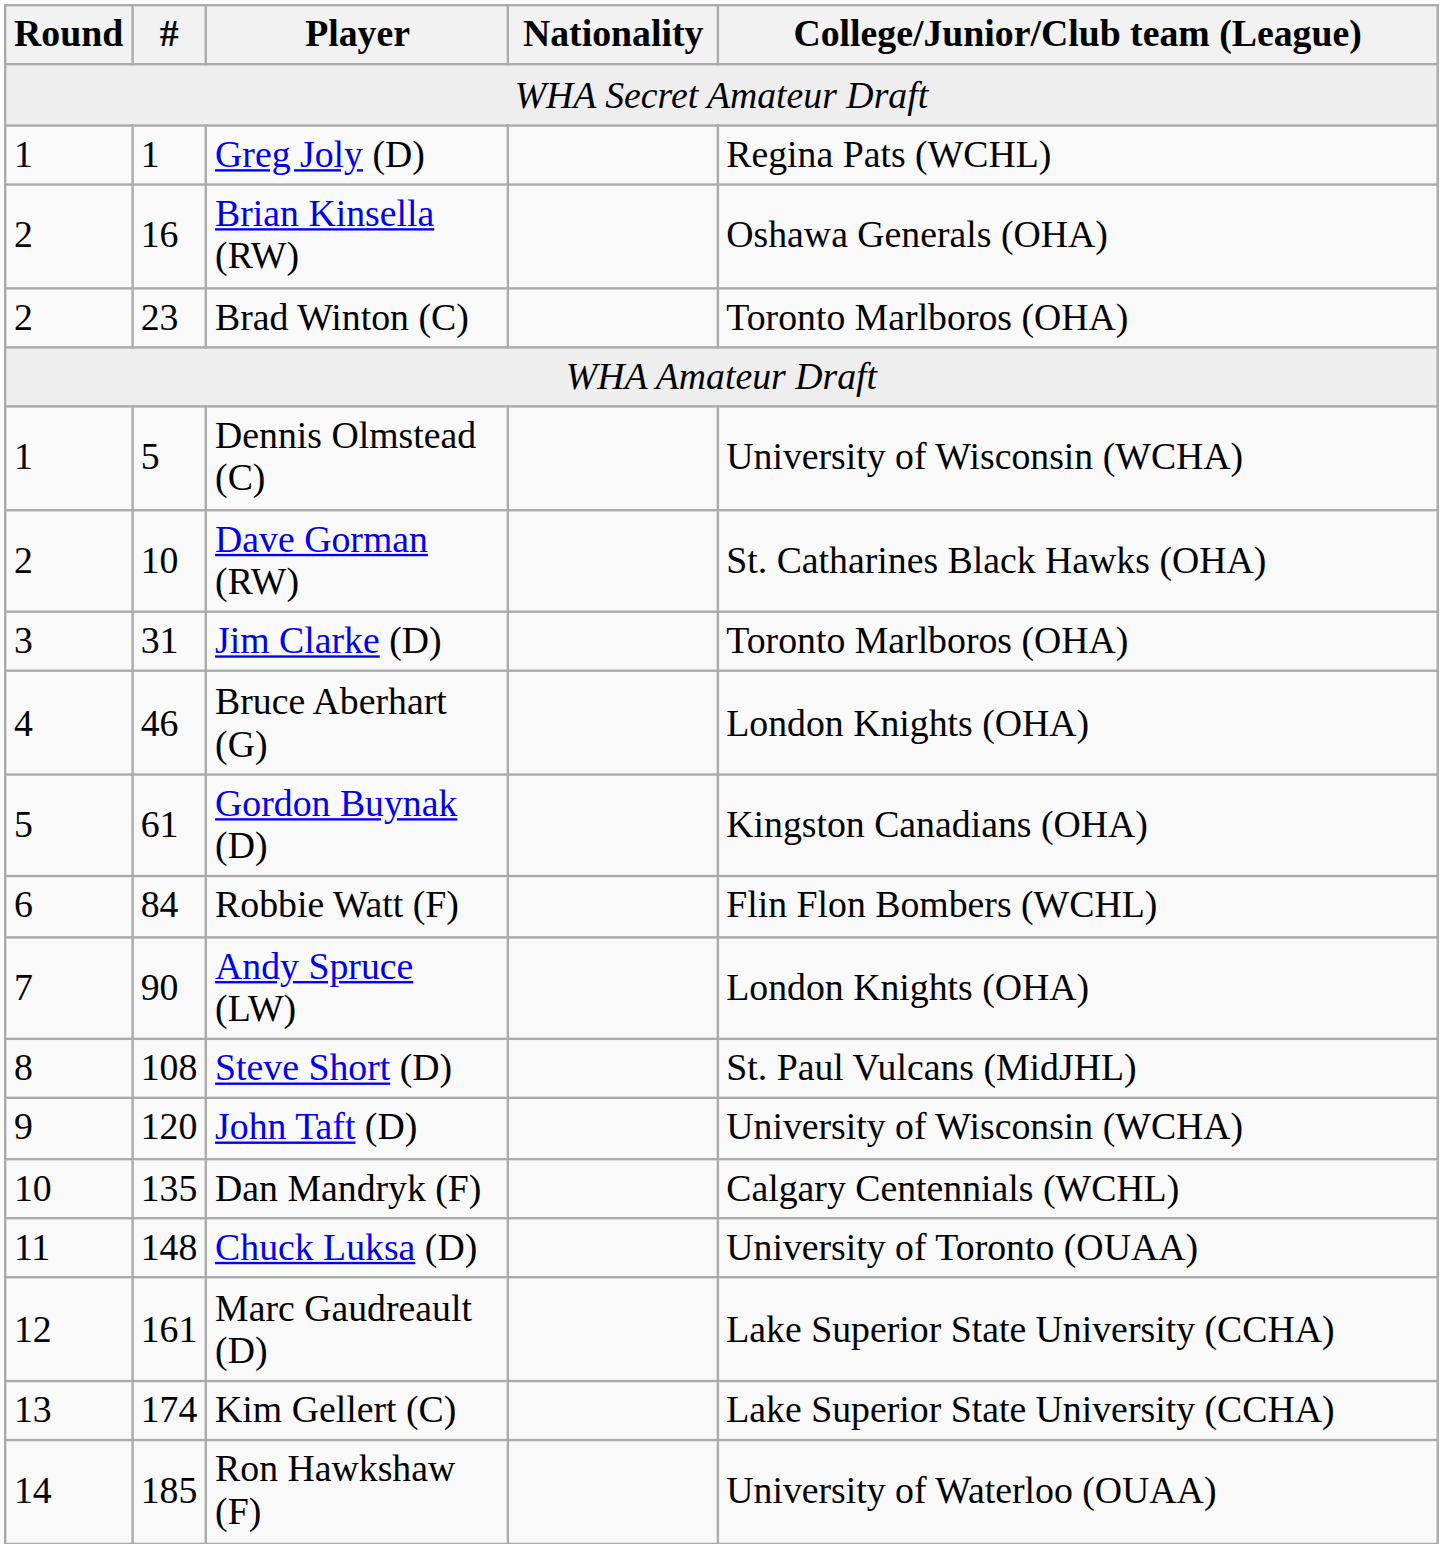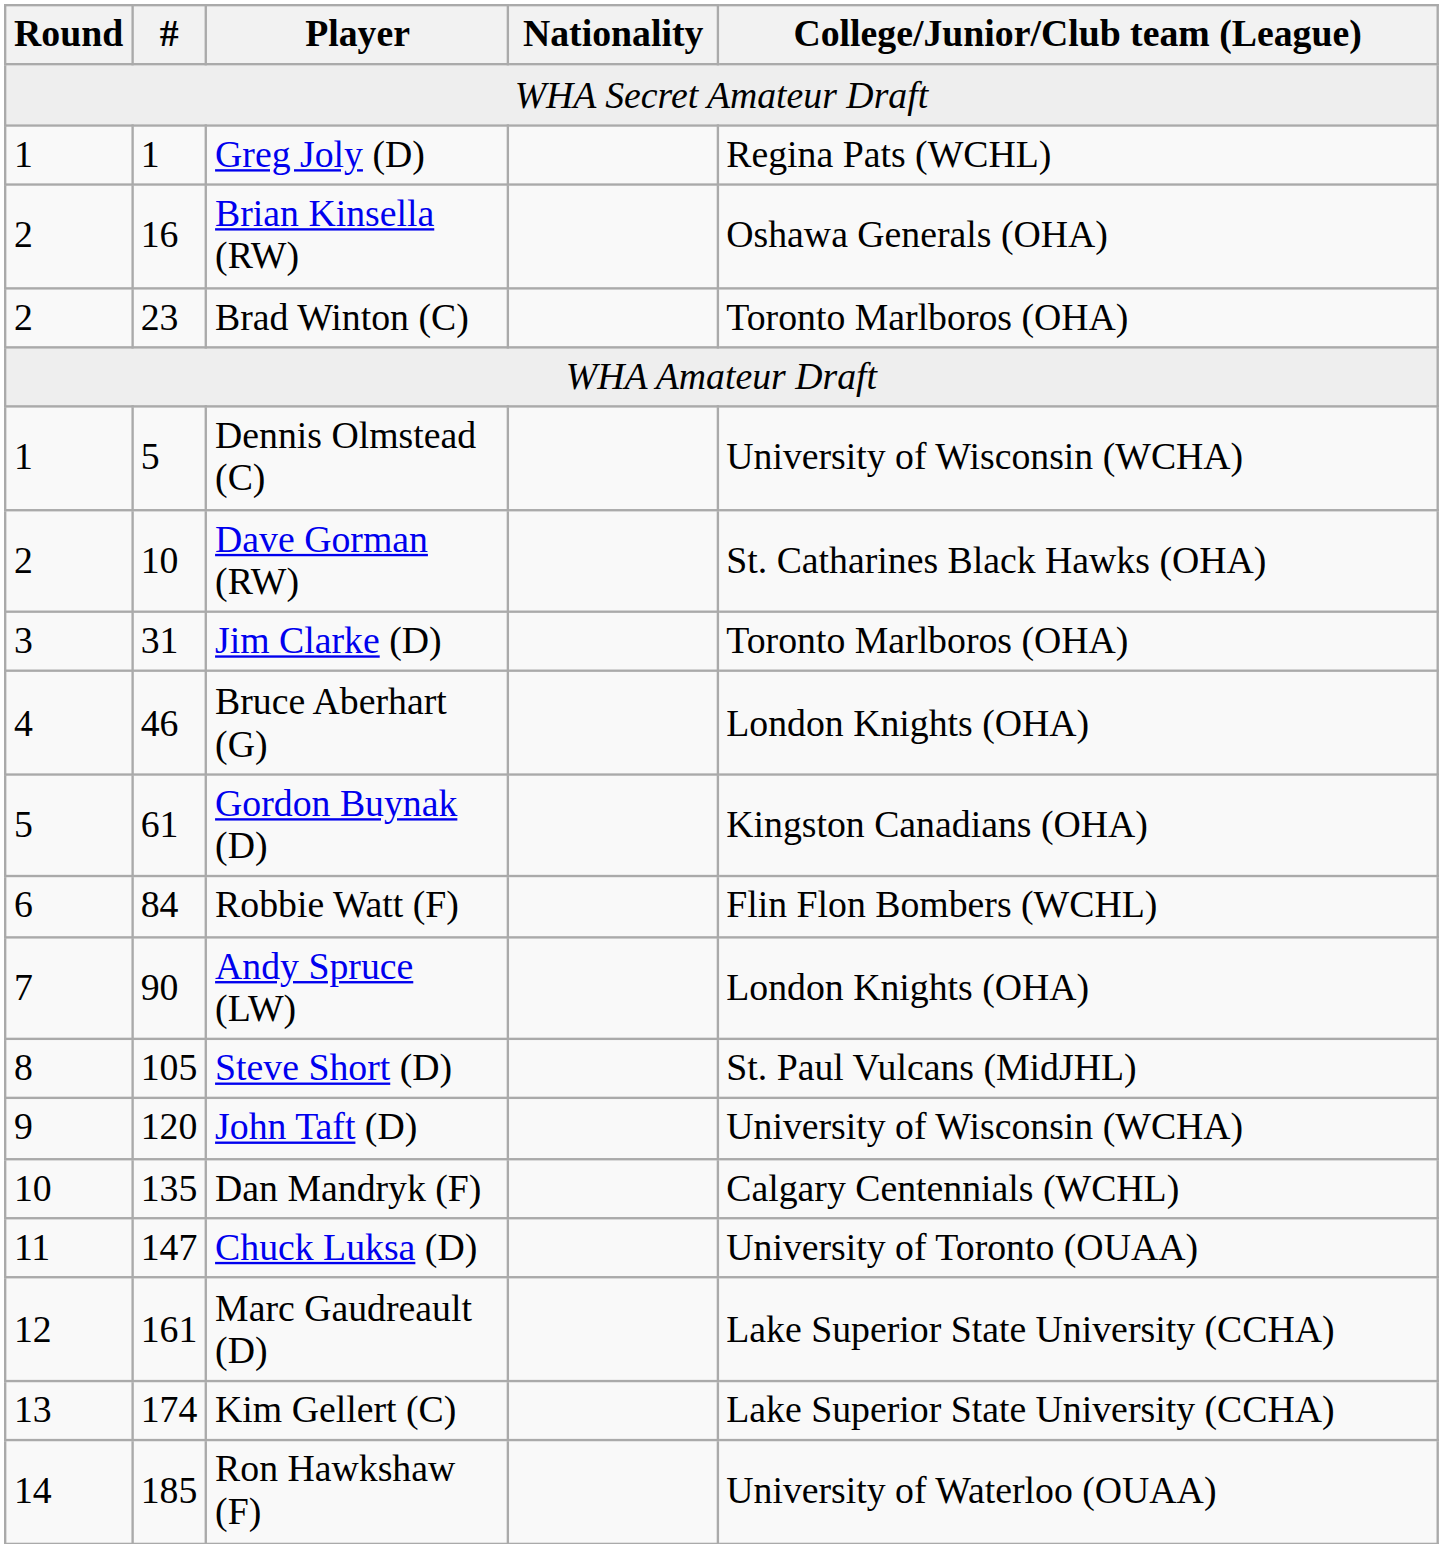(169, 1067) 108 -> (169, 1067) 105
(169, 1247) 148 -> (169, 1247) 147
